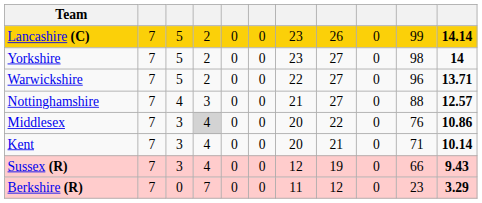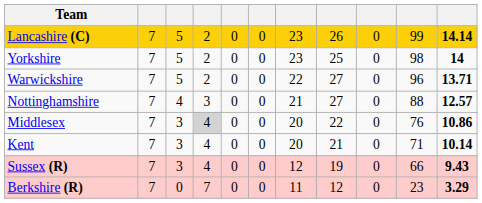(336, 58) 27 -> (336, 58) 25
